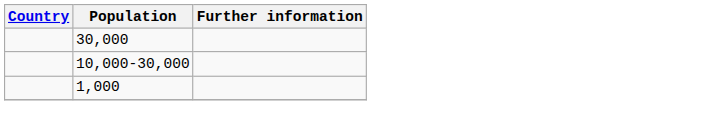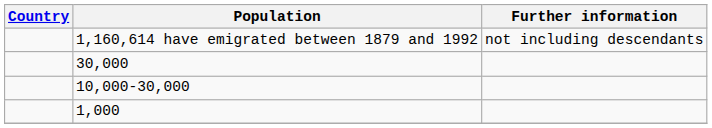+ row: (277, 40)
